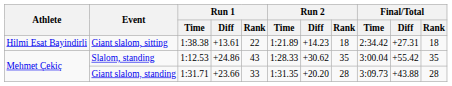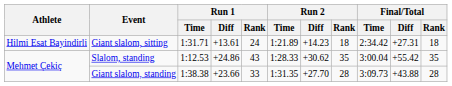(194, 43) 1:38.38 -> (194, 43) 1:31.71
(255, 43) 22 -> (255, 43) 24
(194, 74) 1:31.71 -> (194, 74) 1:38.38
(316, 74) +20.20 -> (316, 74) +27.70
